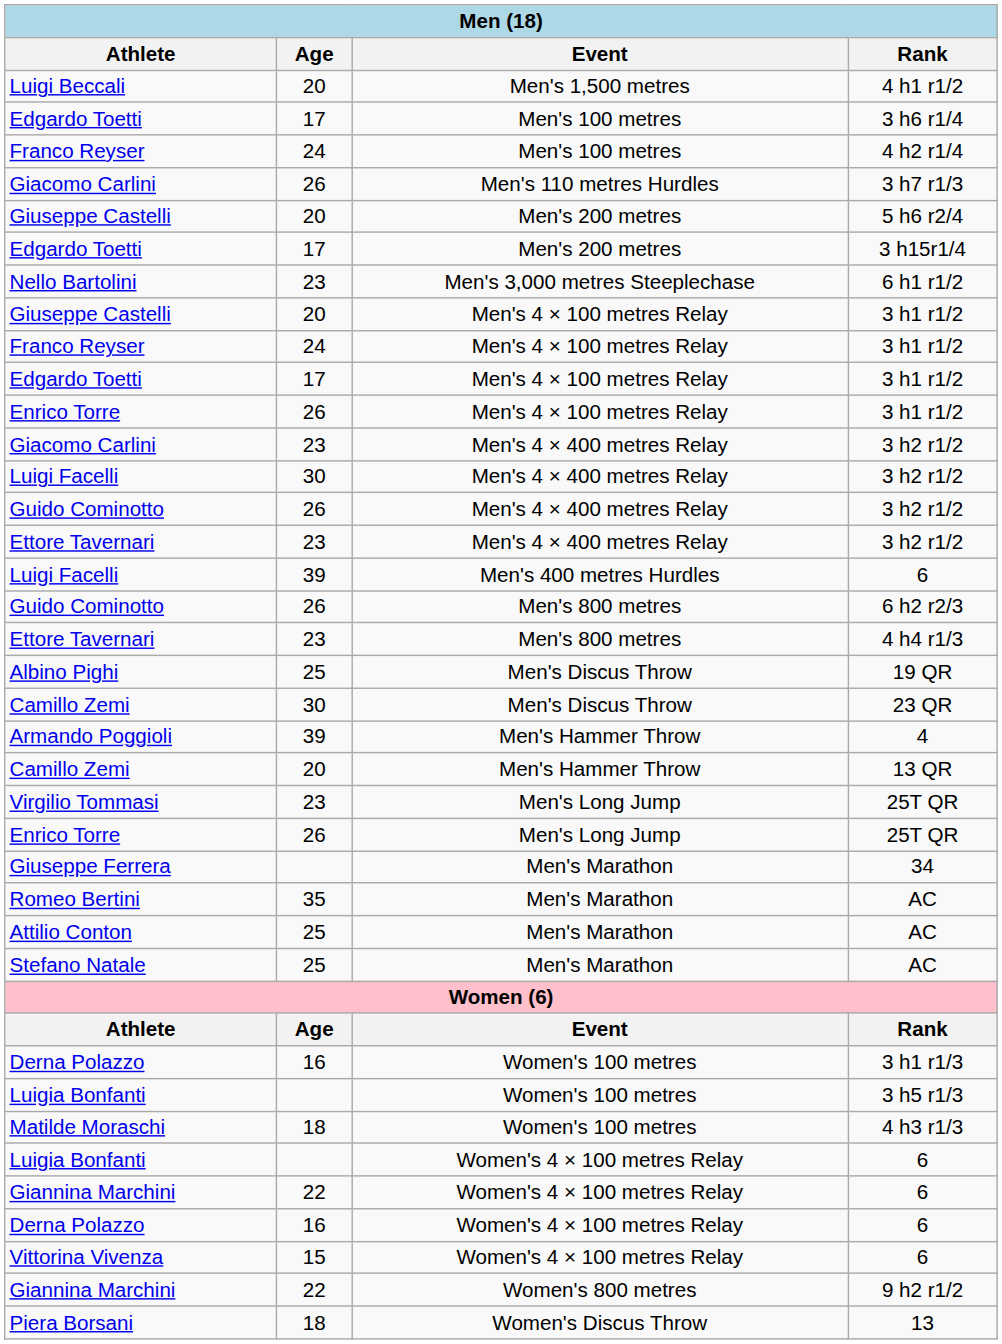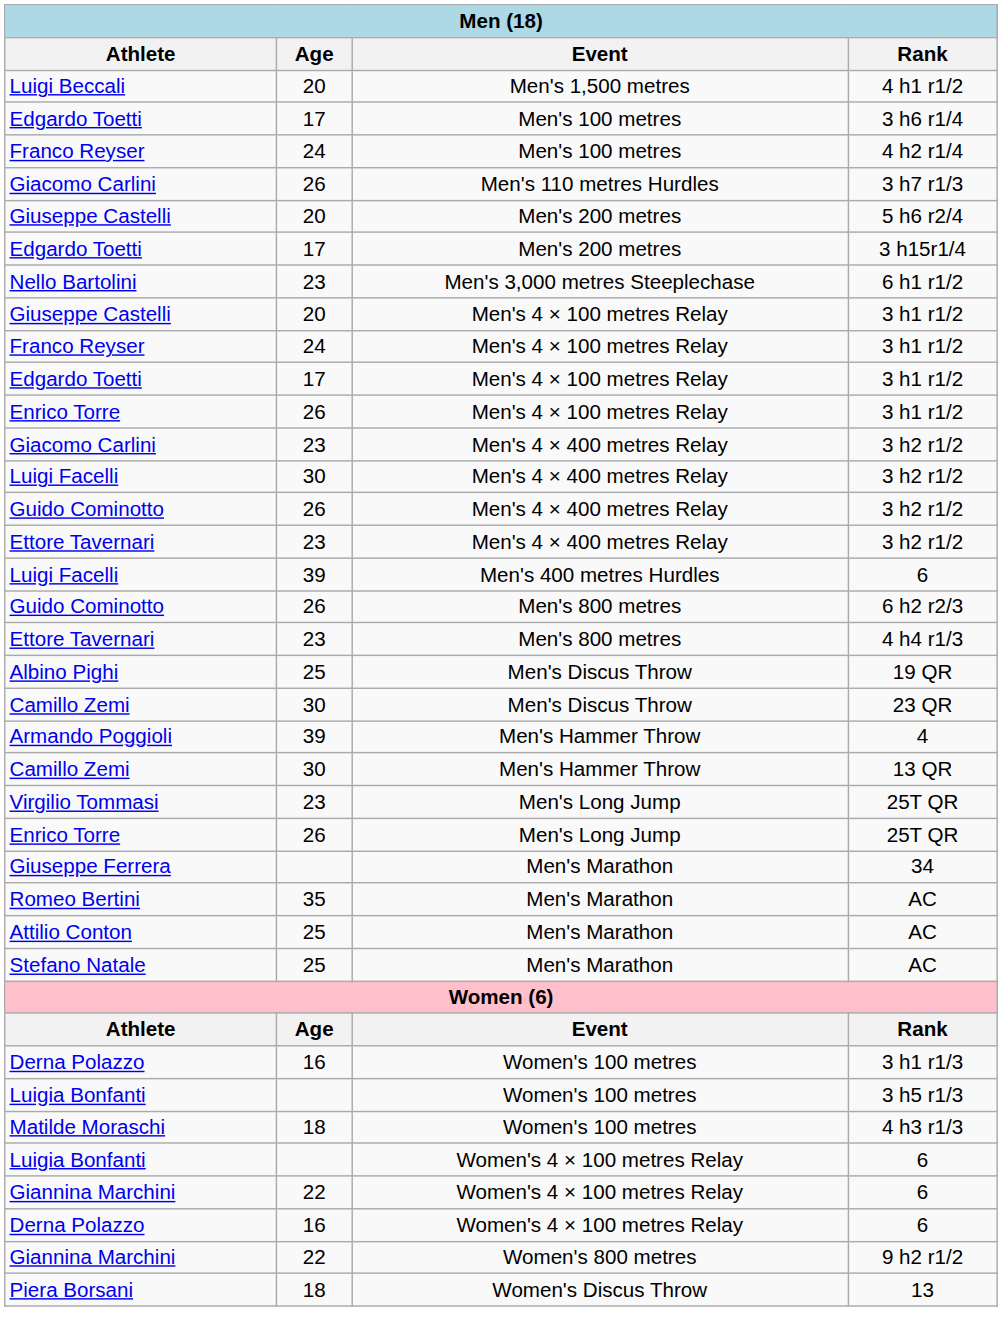(314, 770) 20 -> (314, 770) 30
- row: (86, 1258)
